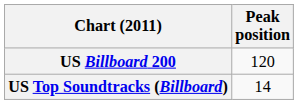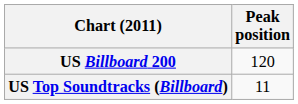(263, 86) 14 -> (263, 86) 11
